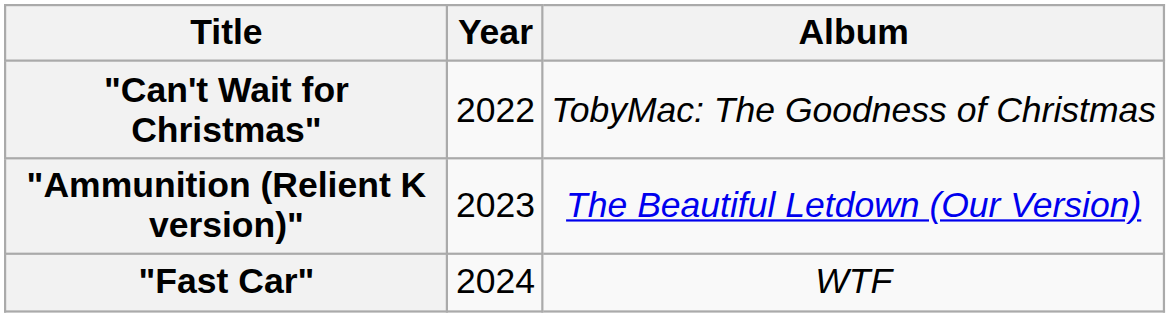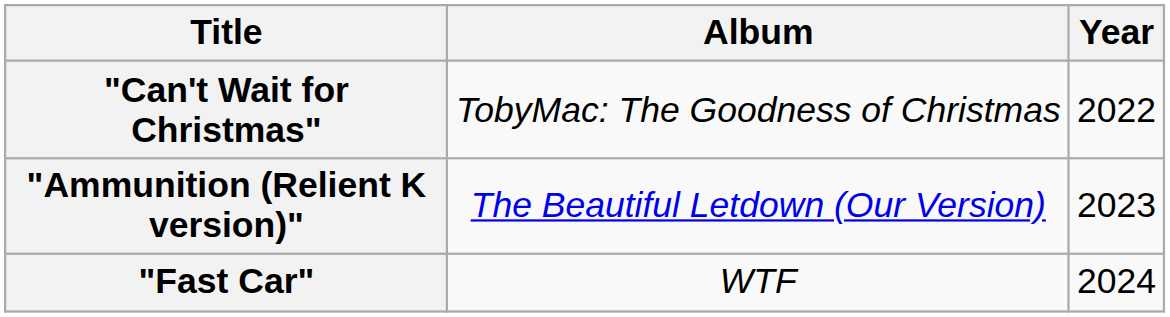columns swapped: (495, 32) <-> (854, 32)
